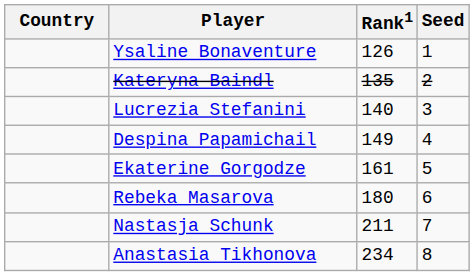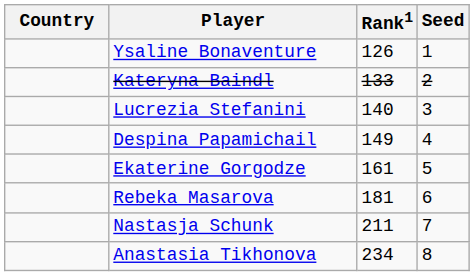(378, 82) 135 -> (378, 82) 133
(378, 198) 180 -> (378, 198) 181
